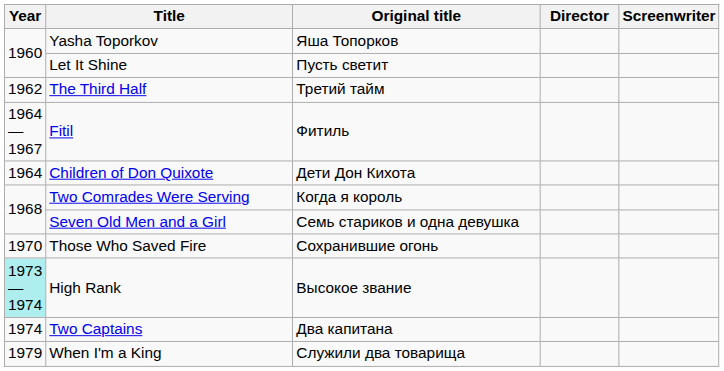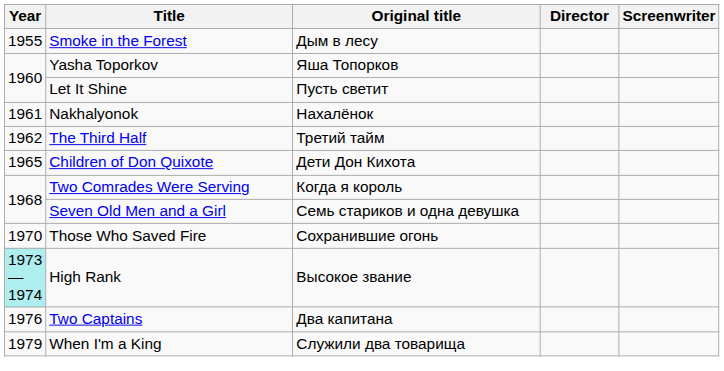+ row: (118, 41)
+ row: (94, 114)
- row: (61, 131)
(25, 173) 1964 -> (25, 162) 1965
(25, 329) 1974 -> (25, 319) 1976
